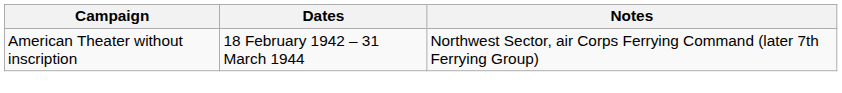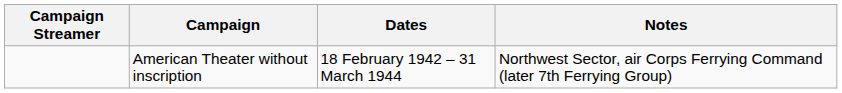+ column: (67, 25)
